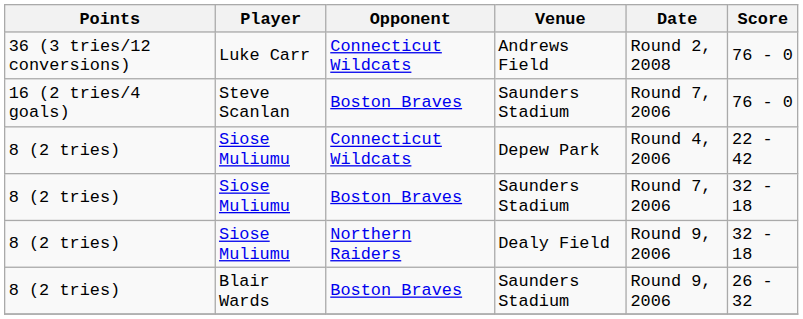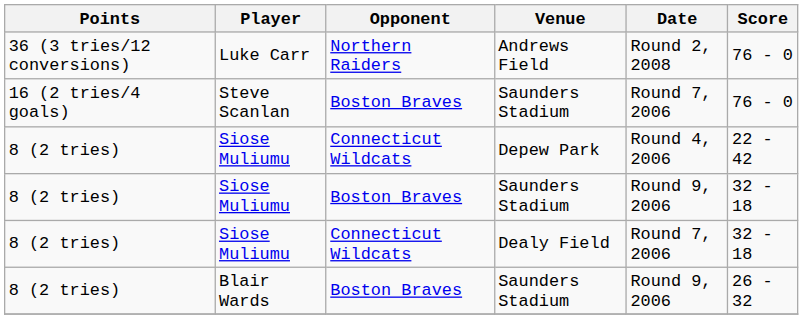(386, 56) Connecticut Wildcats -> (371, 56) Northern Raiders
(671, 197) Round 7, 2006 -> (671, 197) Round 9, 2006
(371, 244) Northern Raiders -> (386, 244) Connecticut Wildcats
(671, 244) Round 9, 2006 -> (671, 244) Round 7, 2006
